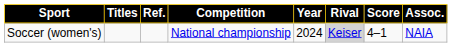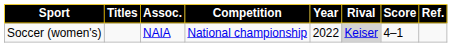columns swapped: (425, 13) <-> (154, 13)
(309, 32) 2024 -> (326, 32) 2022
